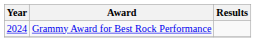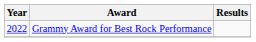(17, 28) 2024 -> (17, 28) 2022
